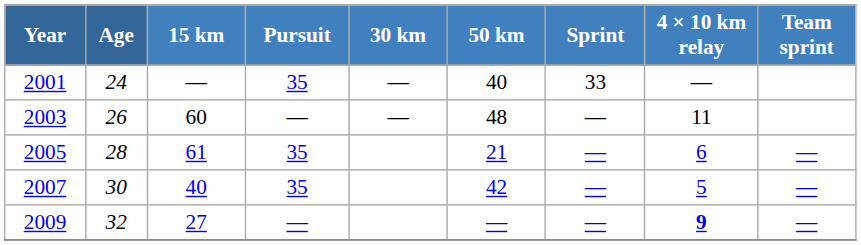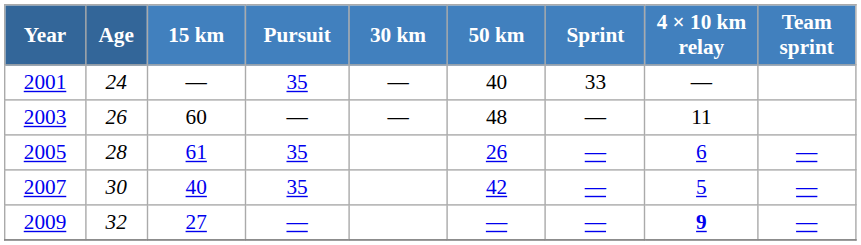(497, 152) 21 -> (497, 152) 26
